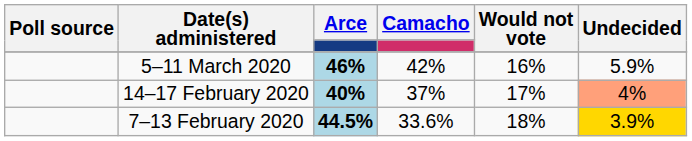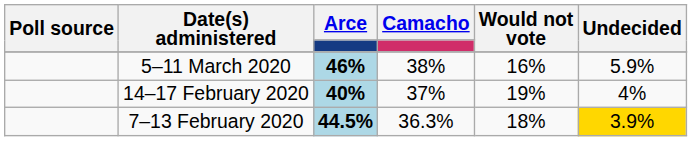(426, 66) 42% -> (426, 66) 38%
(526, 94) 17% -> (526, 94) 19%
(632, 94) lightsalmon background -> (632, 94) no background
(426, 122) 33.6% -> (426, 122) 36.3%
